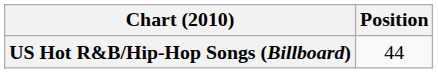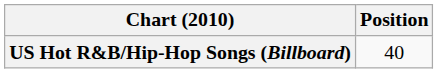(394, 51) 44 -> (394, 51) 40
